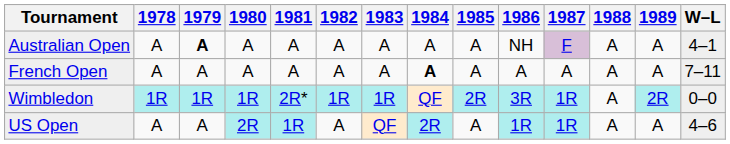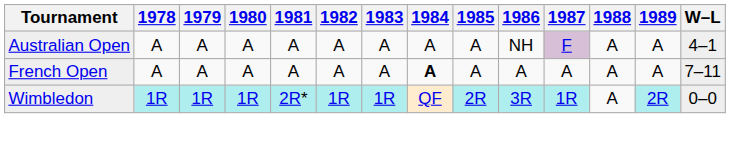(202, 44) bold -> (202, 44) normal
- row: (43, 125)
